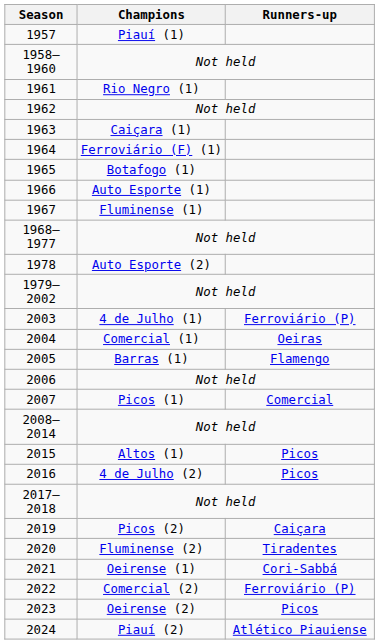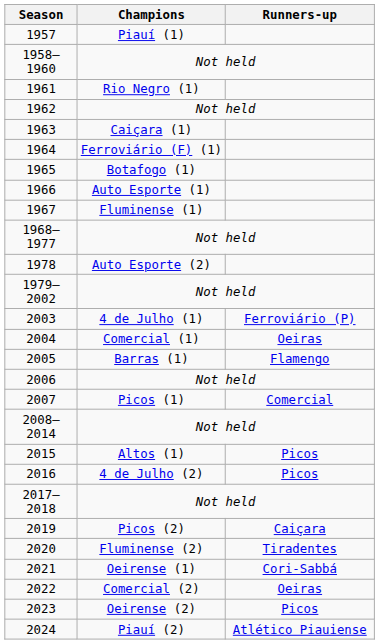(300, 589) Ferroviário (P) -> (300, 589) Oeiras
